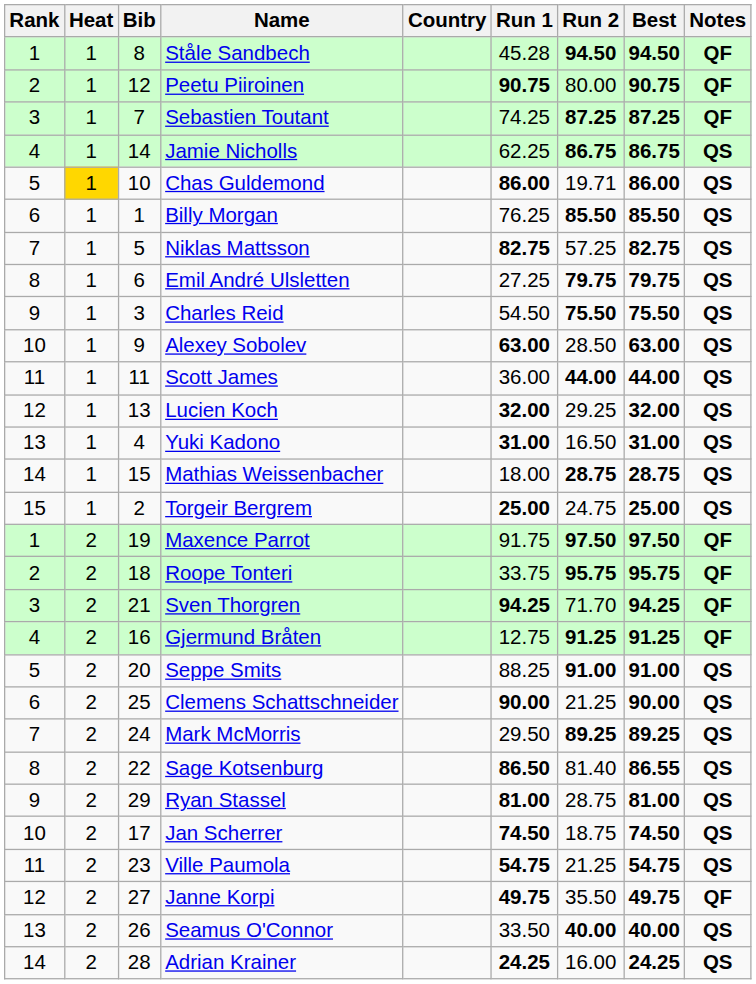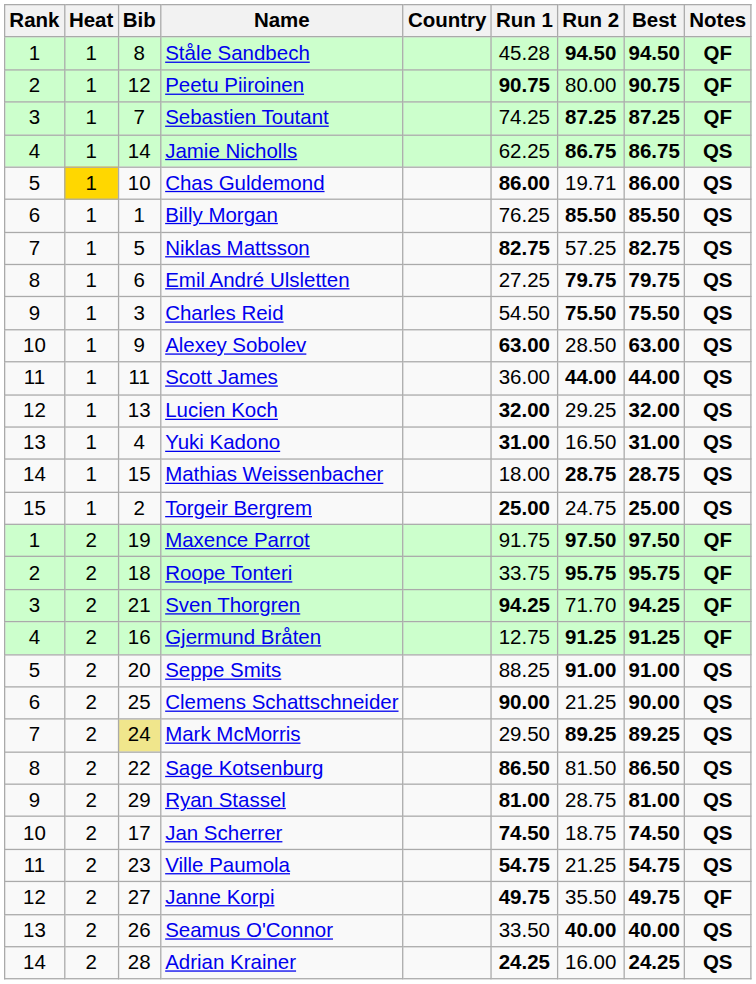(139, 735) no background -> (139, 735) khaki background
(591, 767) 81.40 -> (591, 767) 81.50
(654, 767) 86.55 -> (654, 767) 86.50
